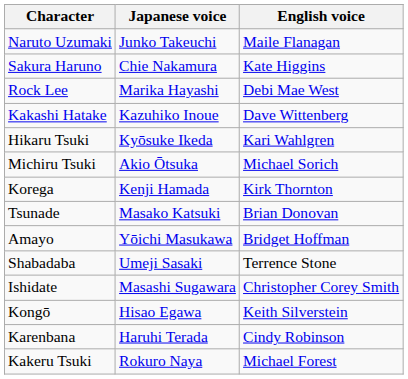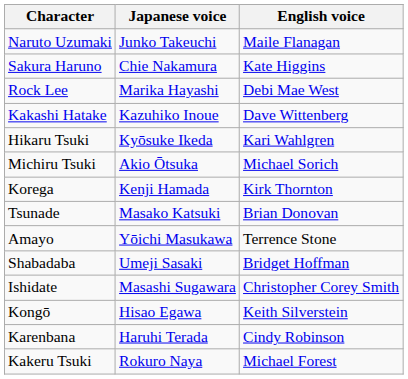(296, 238) Bridget Hoffman -> (290, 238) Terrence Stone
(290, 262) Terrence Stone -> (296, 262) Bridget Hoffman
